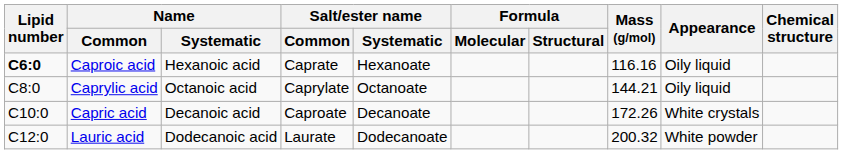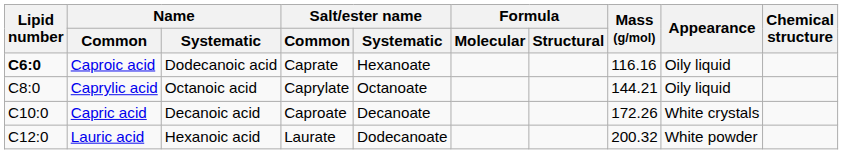(212, 64) Hexanoic acid -> (221, 64) Dodecanoic acid
(221, 137) Dodecanoic acid -> (212, 137) Hexanoic acid
